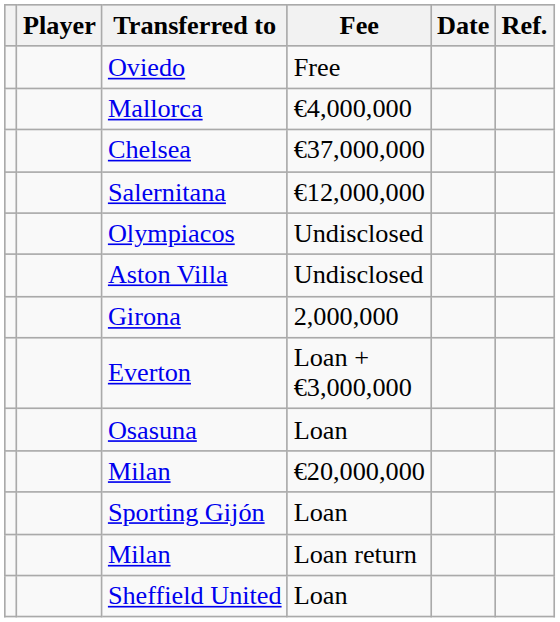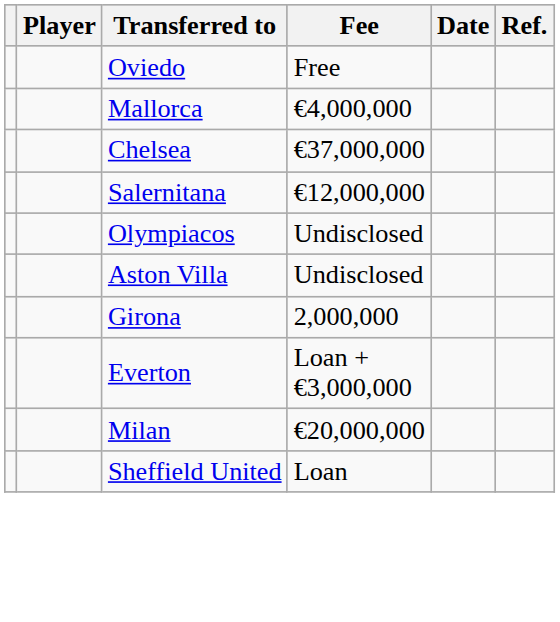- row: (152, 429)
- row: (186, 512)
- row: (139, 554)
